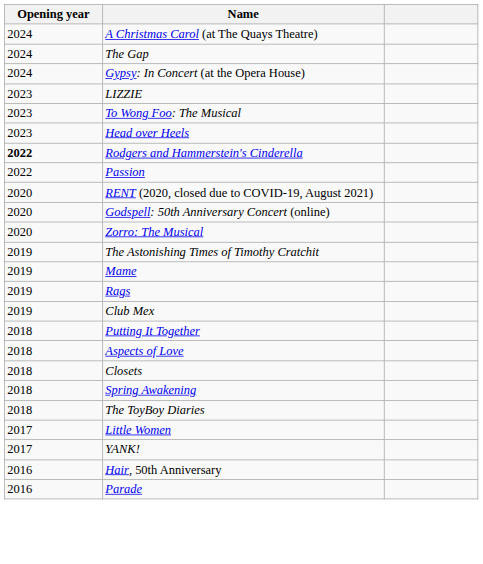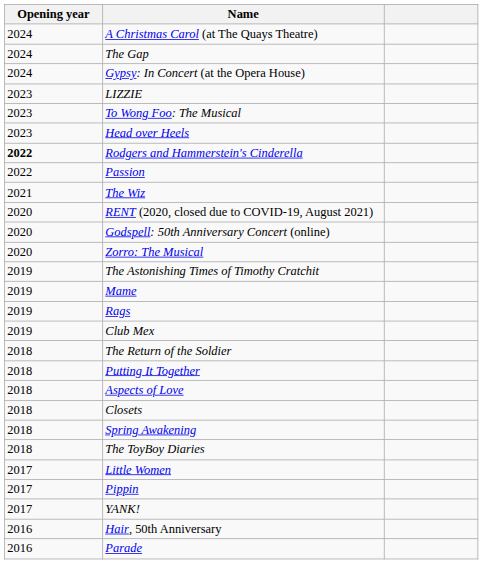+ row: (125, 192)
+ row: (168, 350)
+ row: (122, 489)
